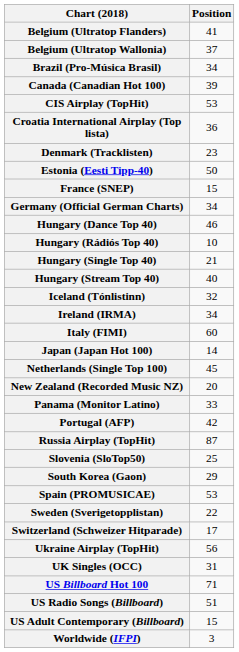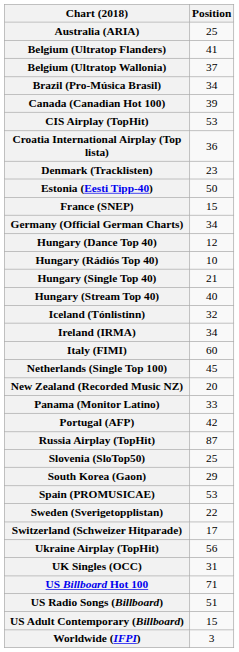+ row: (97, 31)
(212, 224) 46 -> (212, 242) 12
- row: (97, 350)
